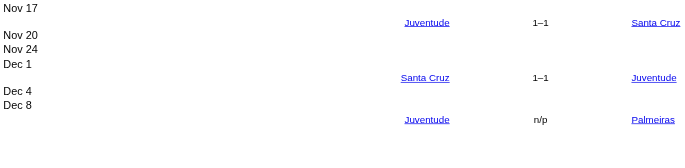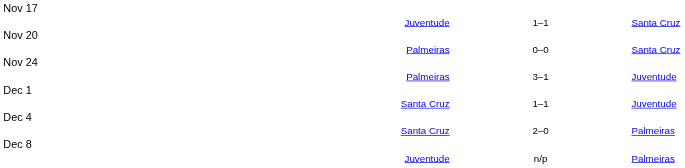+ row: (428, 49)
+ row: (428, 77)
+ row: (425, 131)
